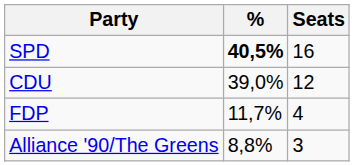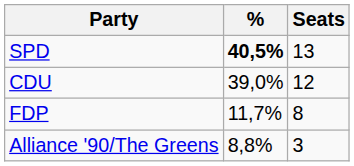(303, 51) 16 -> (303, 51) 13
(298, 113) 4 -> (298, 113) 8
